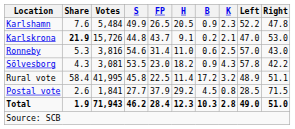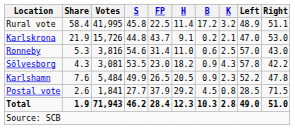rows swapped: (28, 24) <-> (31, 78)
(79, 38) bold -> (79, 38) normal
